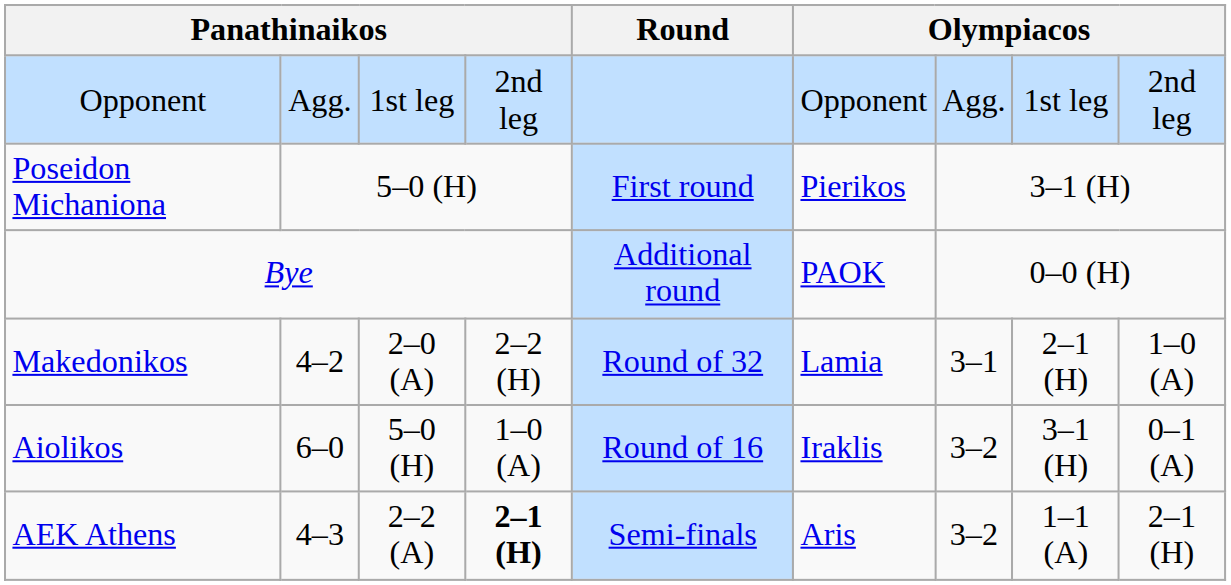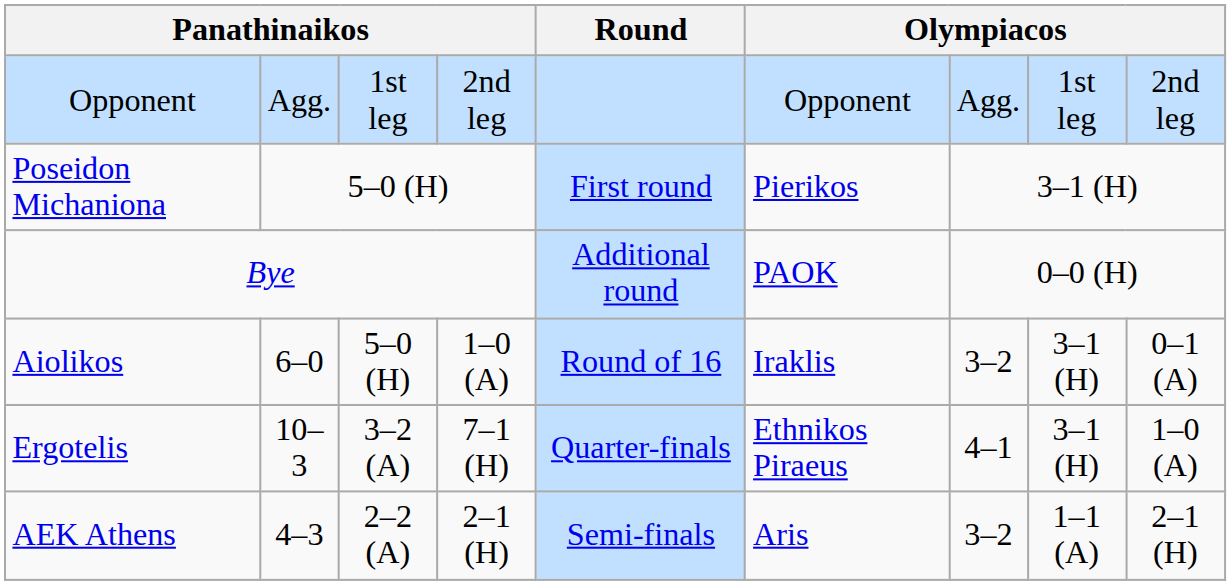- row: (100, 360)
+ row: (70, 447)
(519, 535) bold -> (487, 535) normal
